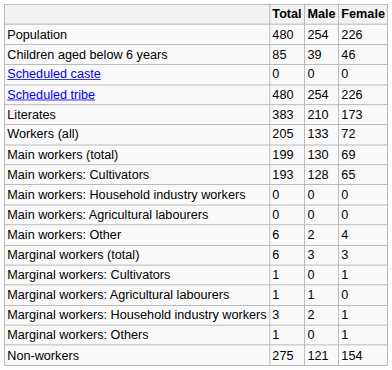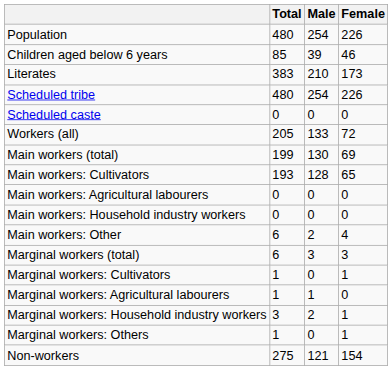rows swapped: (54, 74) <-> (32, 114)
rows swapped: (108, 214) <-> (126, 194)
